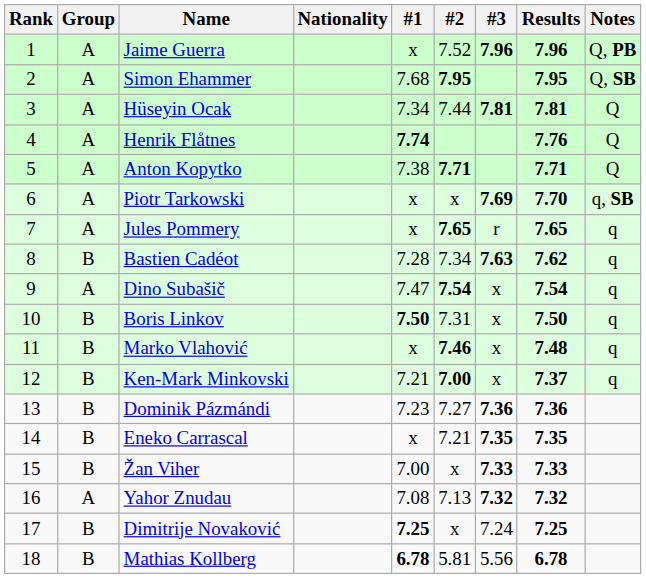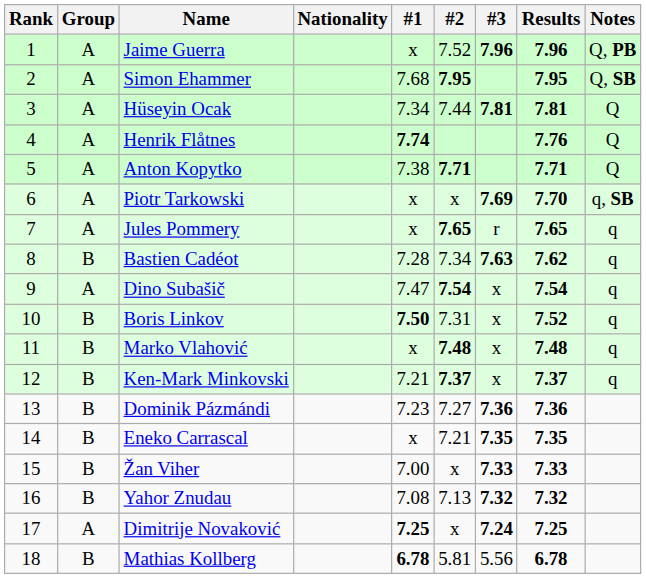(551, 318) 7.50 -> (551, 318) 7.52
(455, 348) 7.46 -> (455, 348) 7.48
(455, 378) 7.00 -> (455, 378) 7.37
(88, 498) A -> (88, 498) B
(88, 528) B -> (88, 528) A
(496, 528) normal -> (496, 528) bold
